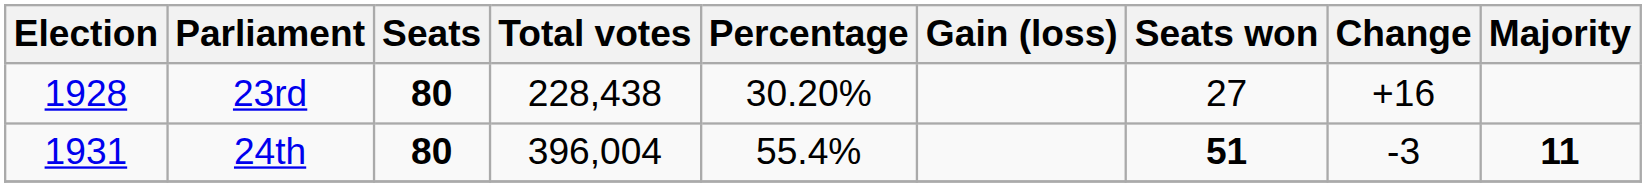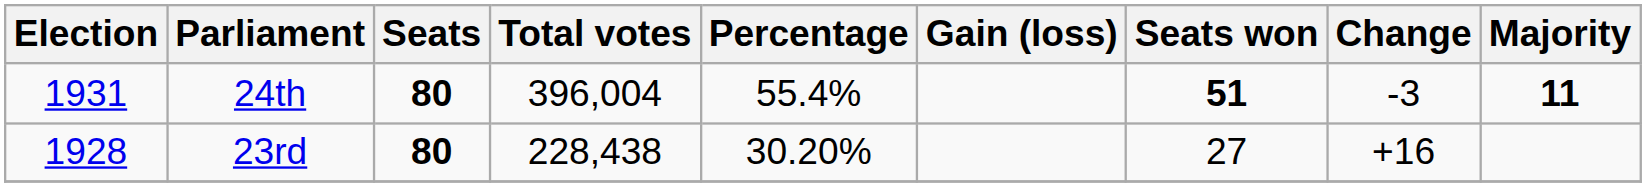rows swapped: (270, 92) <-> (270, 151)
